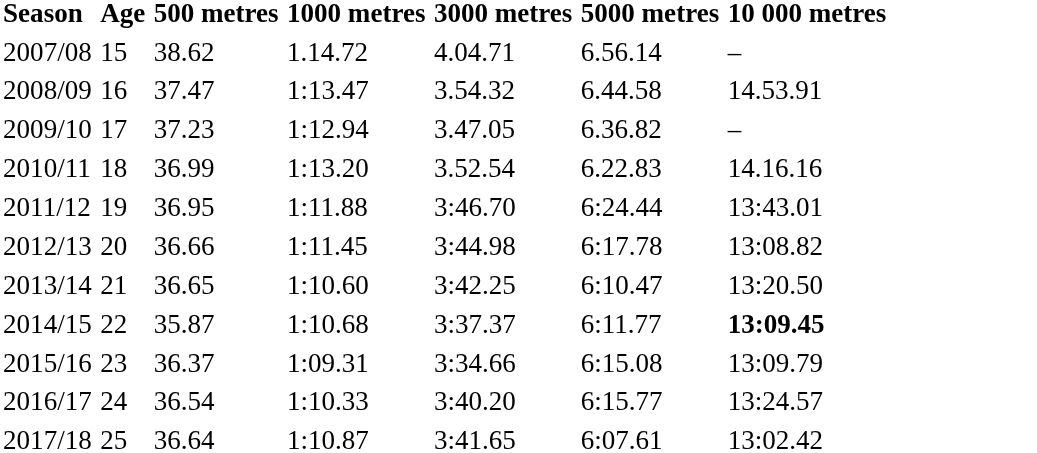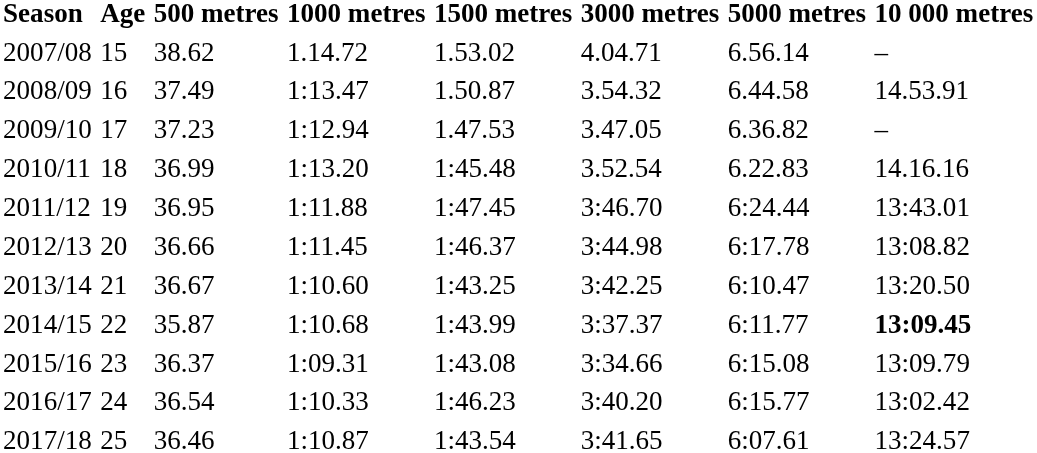+ column: (503, 12)
(184, 90) 37.47 -> (184, 90) 37.49
(184, 285) 36.65 -> (184, 285) 36.67
(775, 401) 13:24.57 -> (922, 401) 13:02.42
(184, 440) 36.64 -> (184, 440) 36.46
(775, 440) 13:02.42 -> (922, 440) 13:24.57
